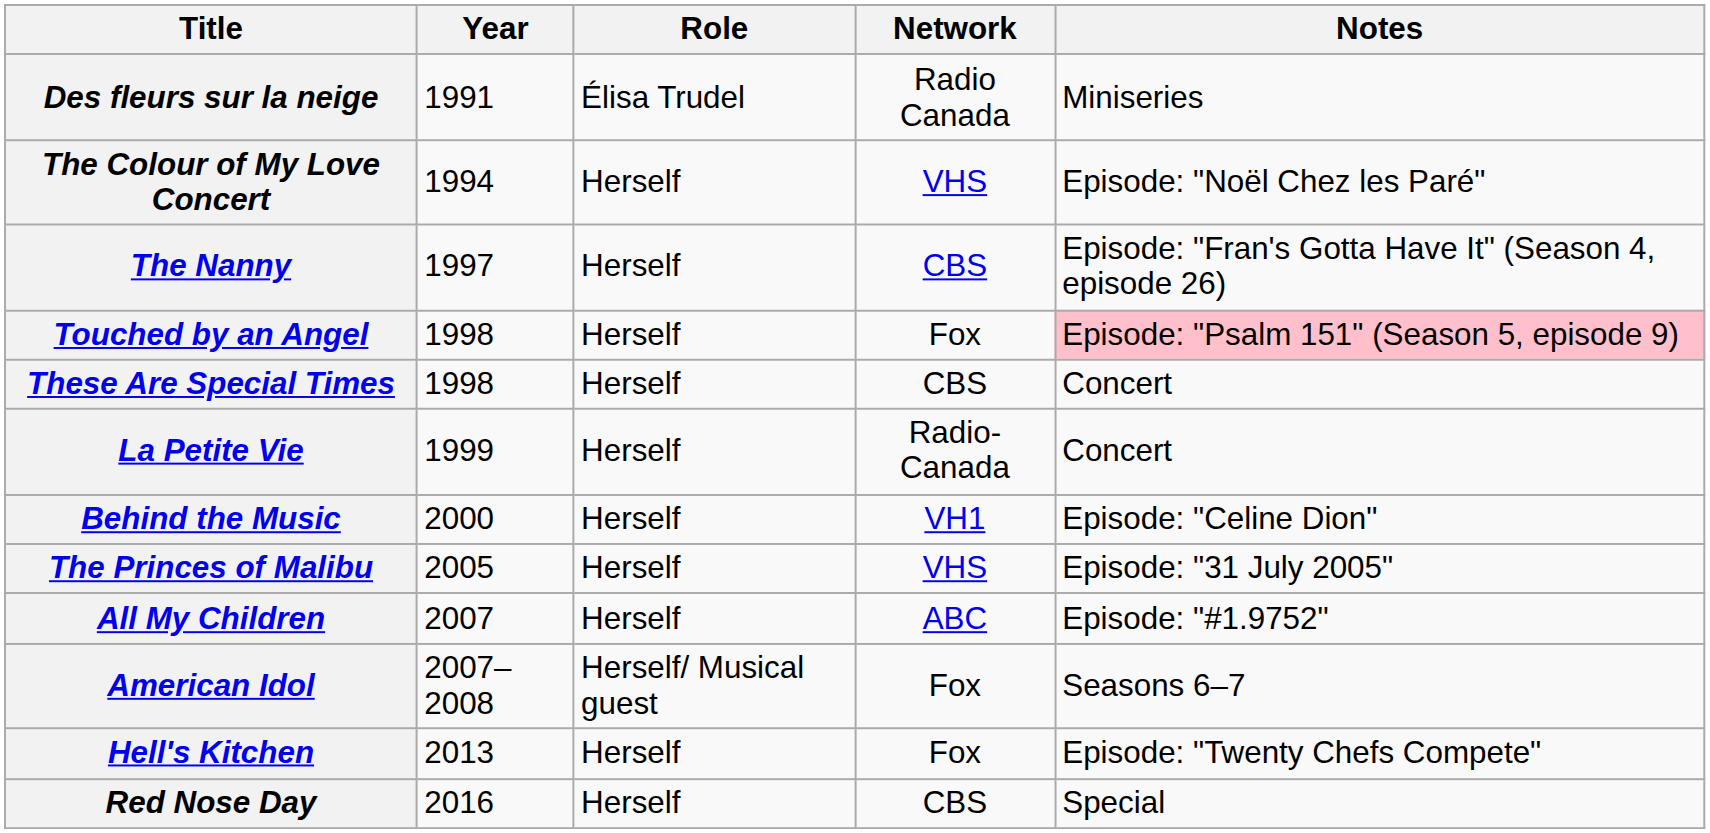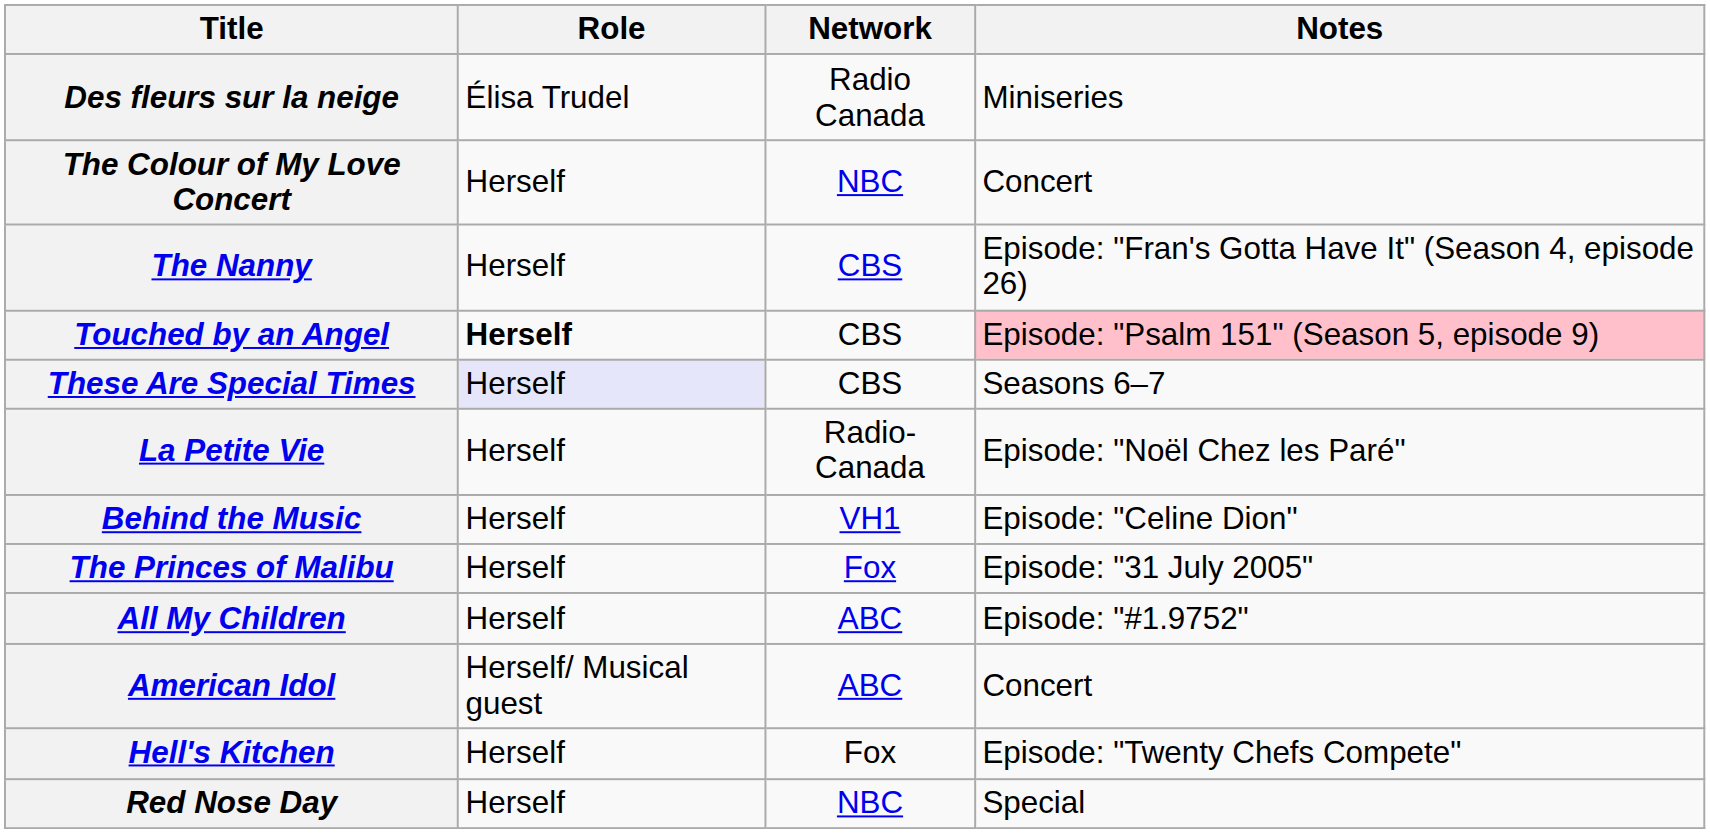- column: (495, 29)
(955, 181) VHS -> (870, 181) NBC
(1274, 181) Episode: "Noël Chez les Paré" -> (1037, 181) Concert
(631, 334) normal -> (519, 334) bold
(955, 334) Fox -> (870, 334) CBS
(631, 383) no background -> (515, 383) lavender background
(1117, 383) Concert -> (1074, 383) Seasons 6–7
(1117, 451) Concert -> (1194, 451) Episode: "Noël Chez les Paré"
(955, 568) VHS -> (870, 568) Fox
(955, 685) Fox -> (870, 685) ABC
(1154, 685) Seasons 6–7 -> (1037, 685) Concert
(955, 802) CBS -> (870, 802) NBC
